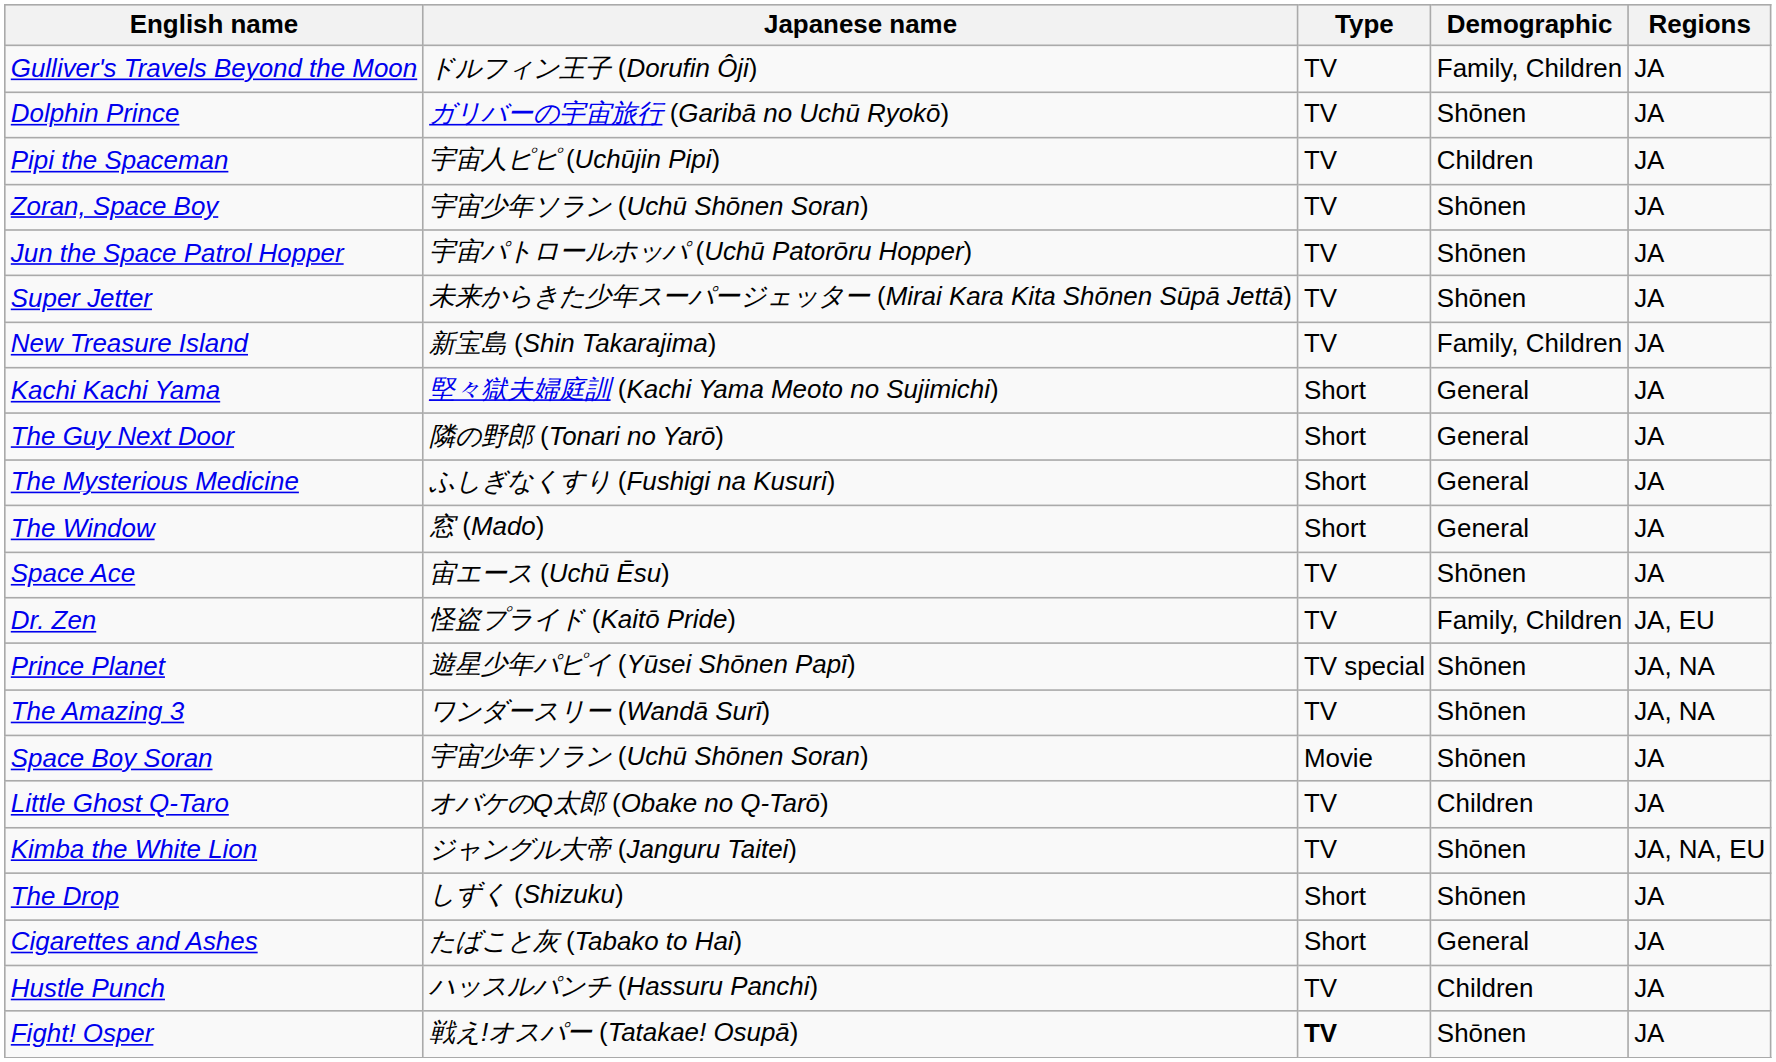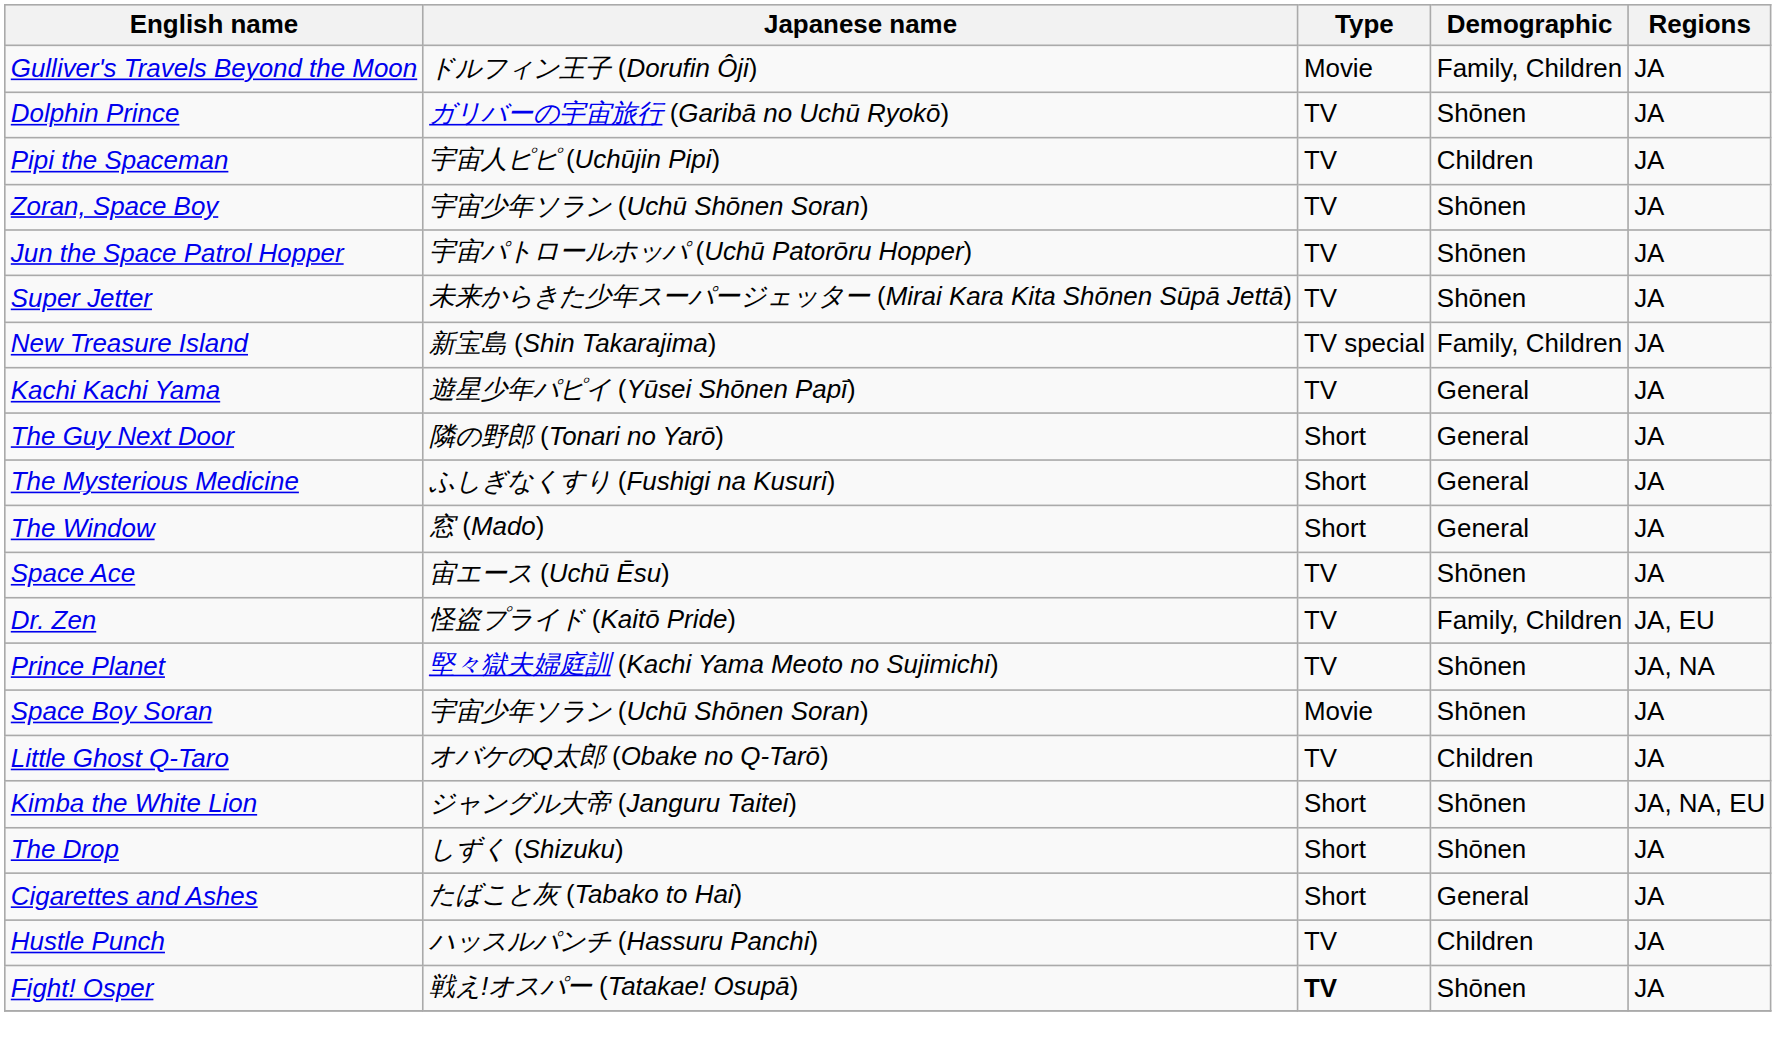(1320, 68) TV -> (1338, 68) Movie
(1320, 344) TV -> (1364, 344) TV special
(714, 389) 堅々獄夫婦庭訓 (Kachi Yama Meoto no Sujimichi) -> (642, 389) 遊星少年パピイ (Yūsei Shōnen Papī)
(1335, 390) Short -> (1320, 390) TV
(642, 665) 遊星少年パピイ (Yūsei Shōnen Papī) -> (714, 665) 堅々獄夫婦庭訓 (Kachi Yama Meoto no Sujimichi)
(1364, 666) TV special -> (1320, 666) TV
- row: (97, 712)
(1320, 850) TV -> (1335, 804) Short
